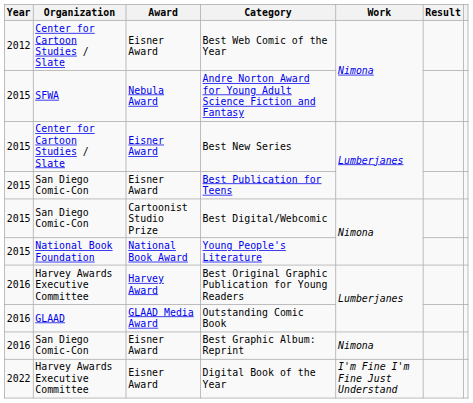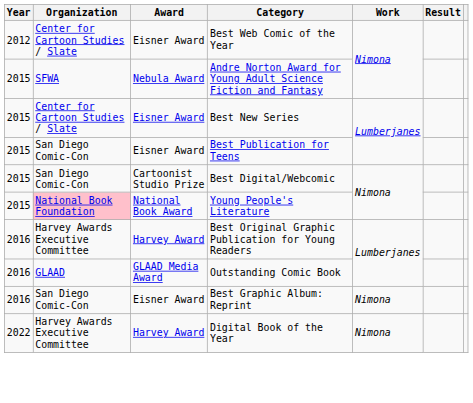(74, 252) no background -> (74, 206) pink background
(146, 379) Eisner Award -> (169, 333) Harvey Award
(374, 379) I'm Fine I'm Fine Just Understand -> (373, 333) Nimona
